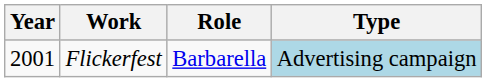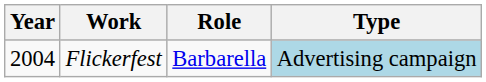(32, 58) 2001 -> (32, 58) 2004
